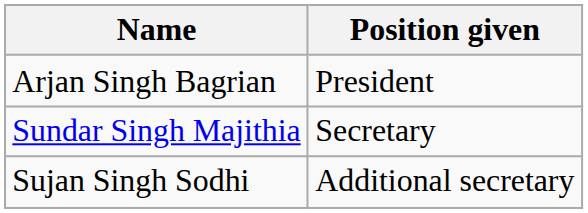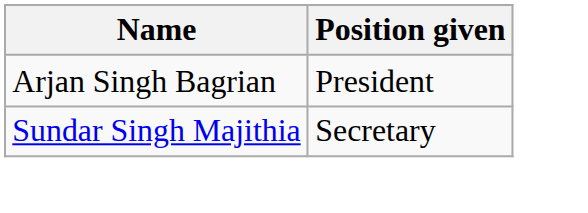- row: (131, 181)
